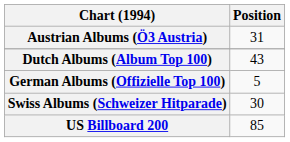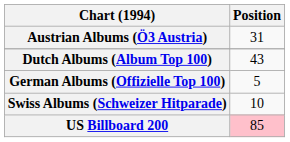(257, 103) 30 -> (257, 103) 10
(257, 125) no background -> (257, 125) pink background
